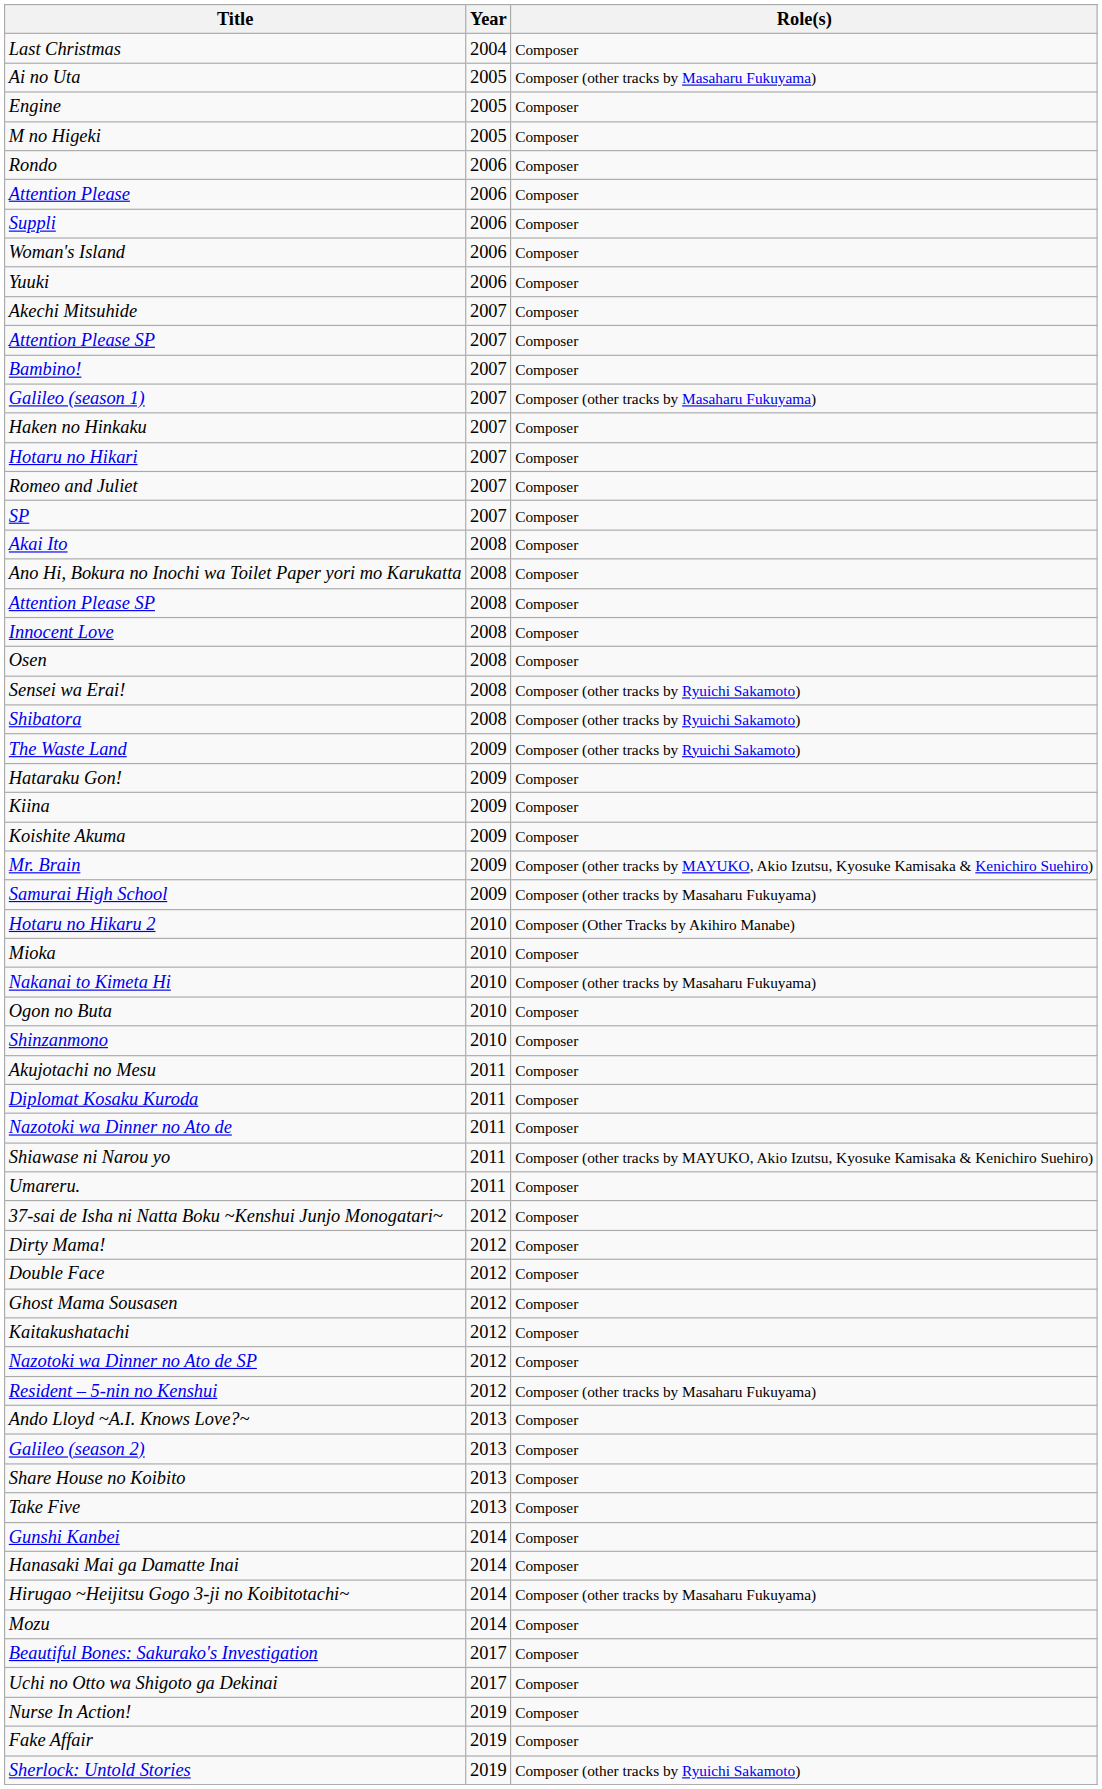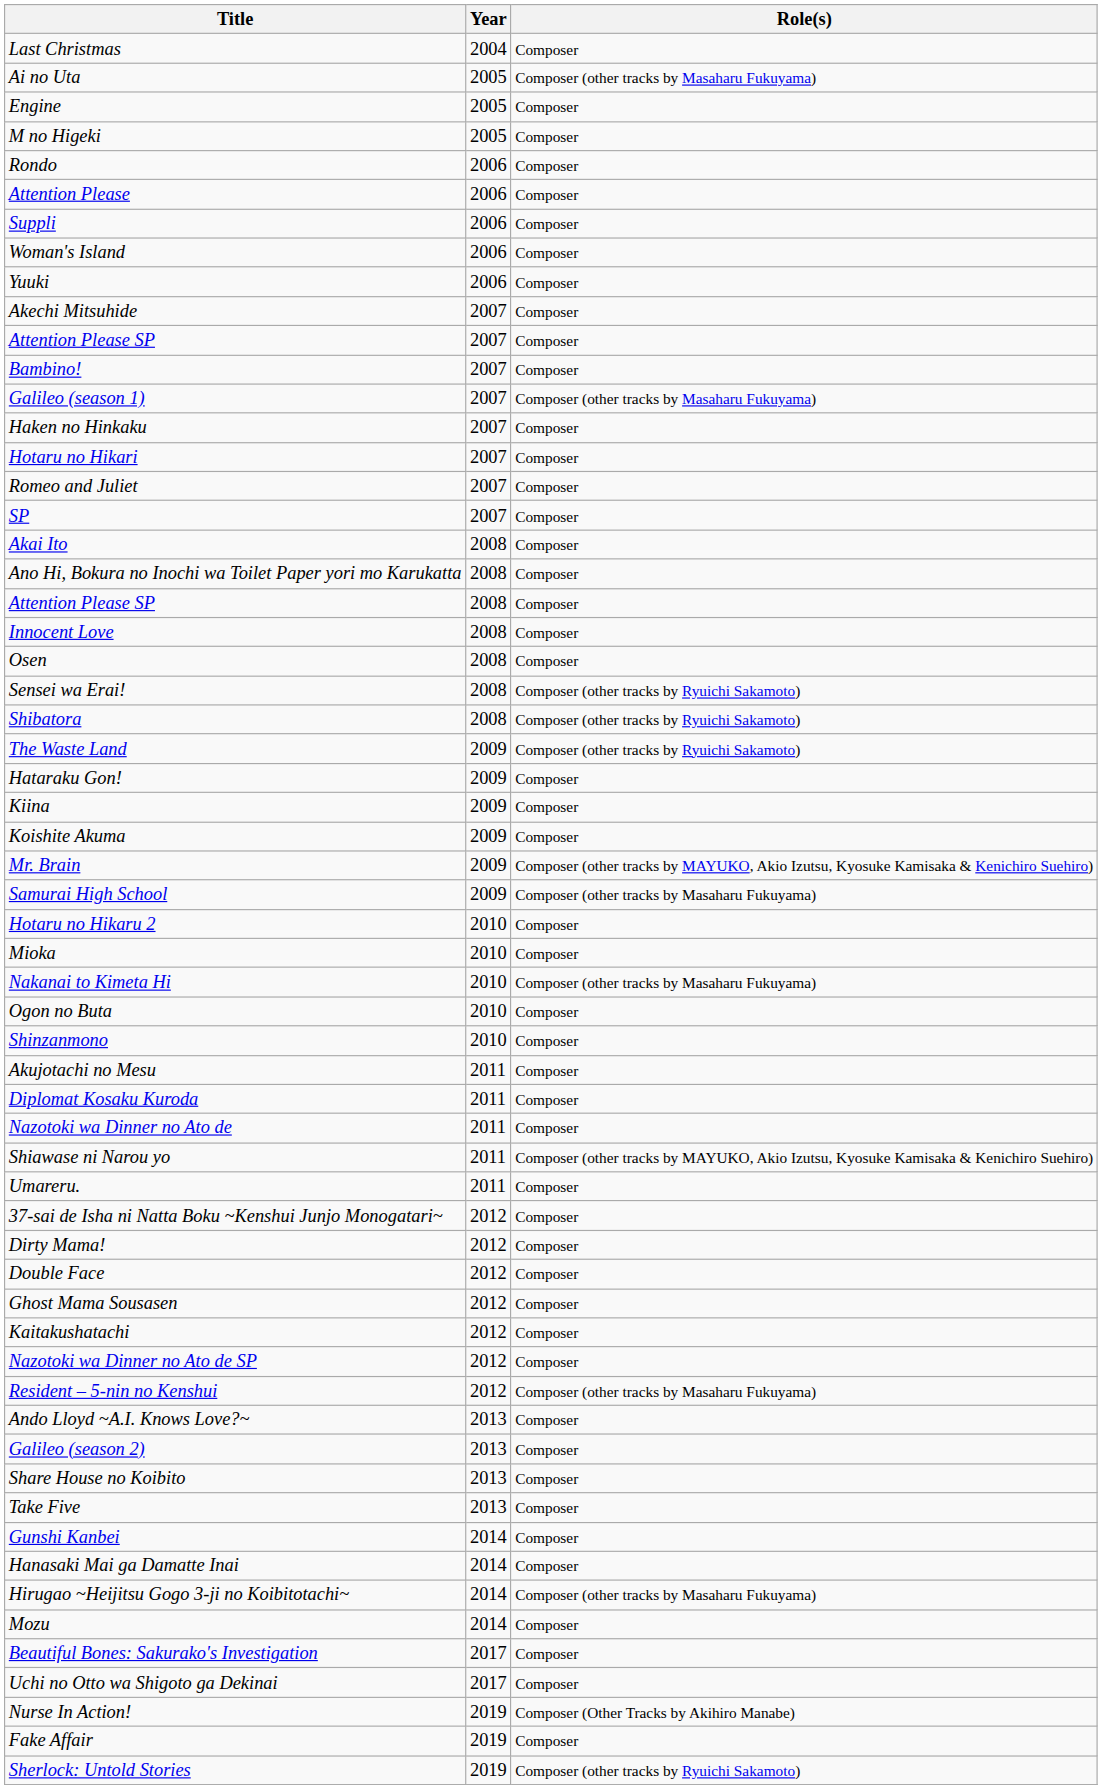(655, 924) Composer (Other Tracks by Akihiro Manabe) -> (547, 924) Composer
(547, 1712) Composer -> (655, 1712) Composer (Other Tracks by Akihiro Manabe)
